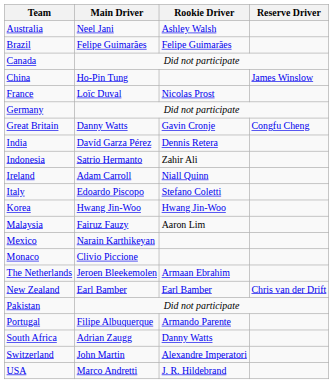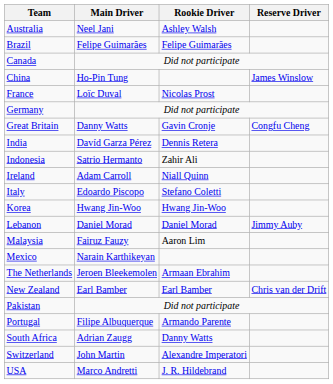+ row: (24, 224)
- row: (23, 257)
